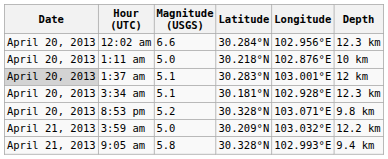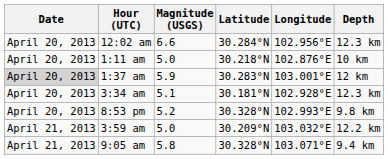(166, 77) 5.1 -> (166, 77) 5.9
(303, 111) 103.071°E -> (303, 111) 102.993°E
(303, 145) 102.993°E -> (303, 145) 103.071°E
